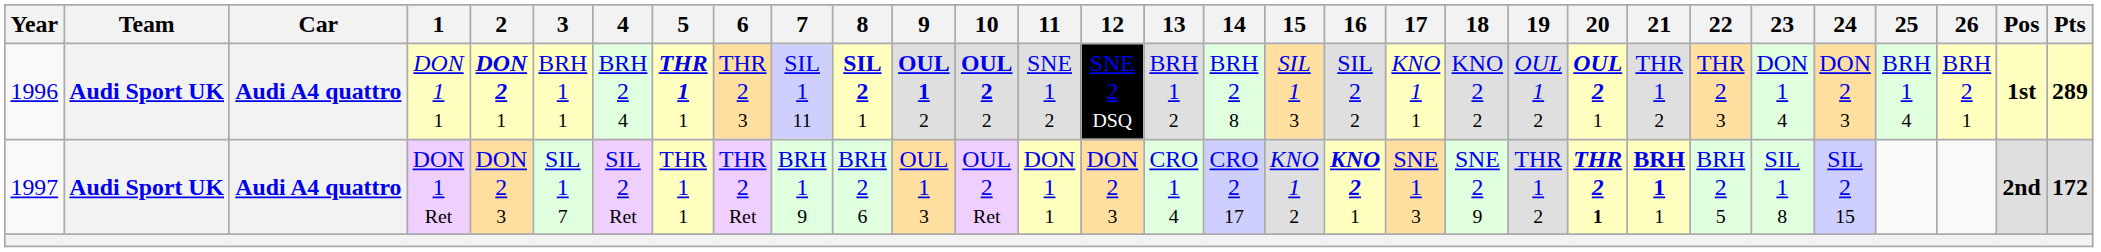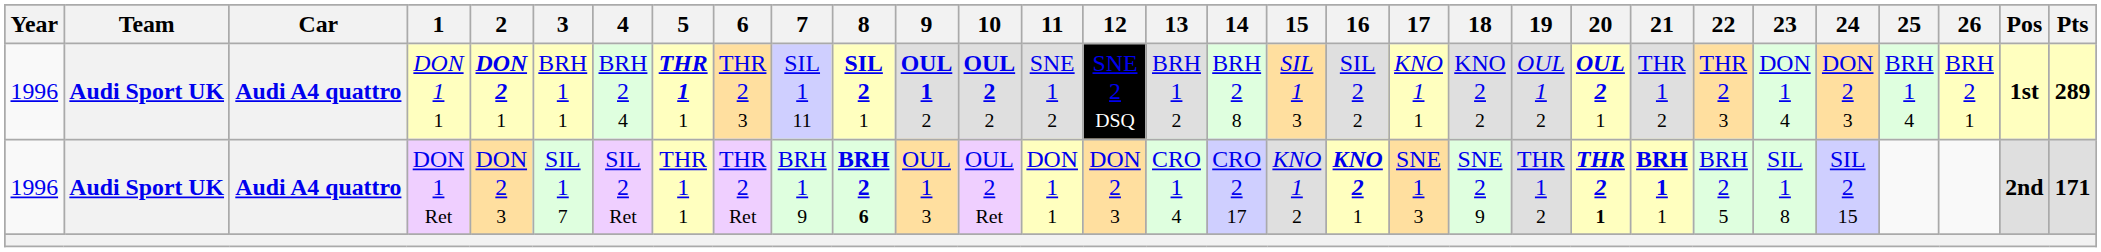(34, 186) 1997 -> (34, 186) 1996
(862, 185) normal -> (864, 186) bold
(2070, 186) 172 -> (2073, 186) 171
